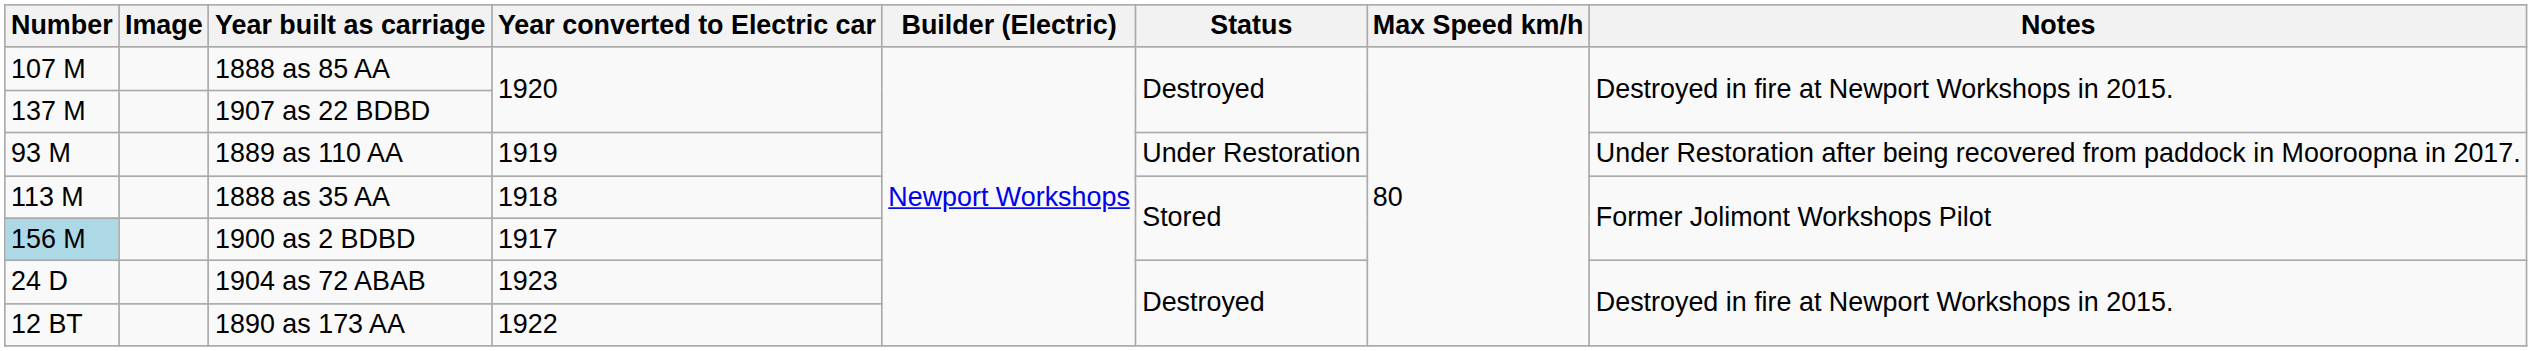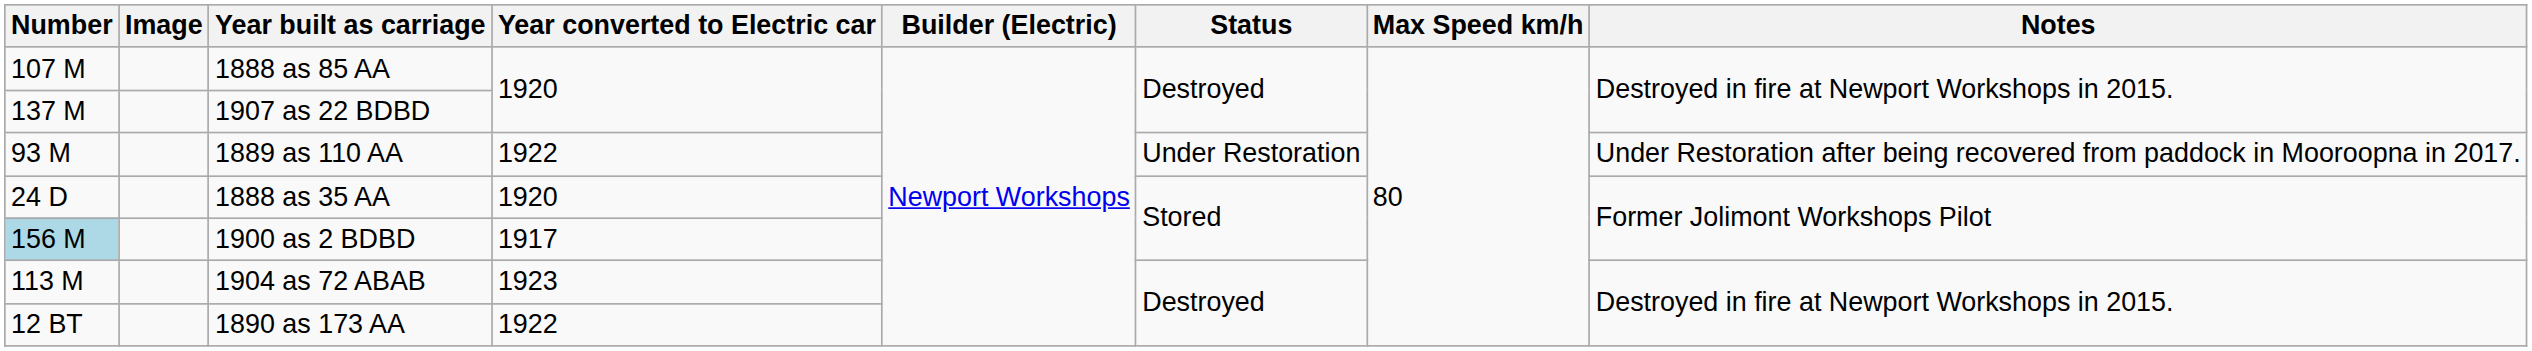(528, 153) 1919 -> (528, 153) 1922
(47, 196) 113 M -> (39, 196) 24 D
(528, 196) 1918 -> (528, 196) 1920
(39, 281) 24 D -> (47, 281) 113 M
